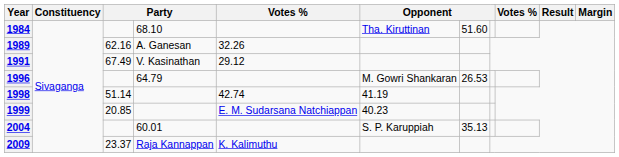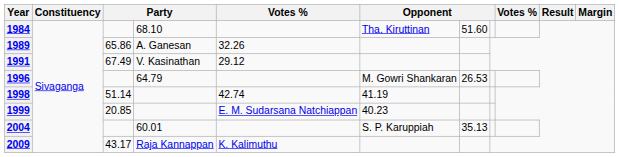(118, 45) 62.16 -> (118, 45) 65.86
(118, 144) 23.37 -> (118, 144) 43.17
